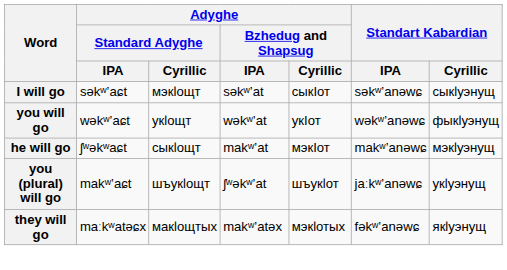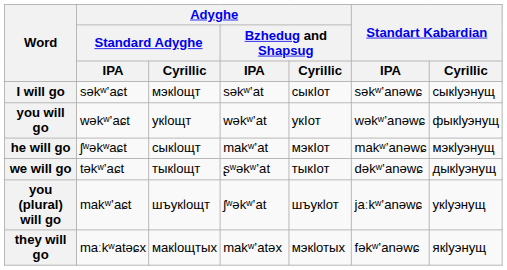+ row: (41, 169)
